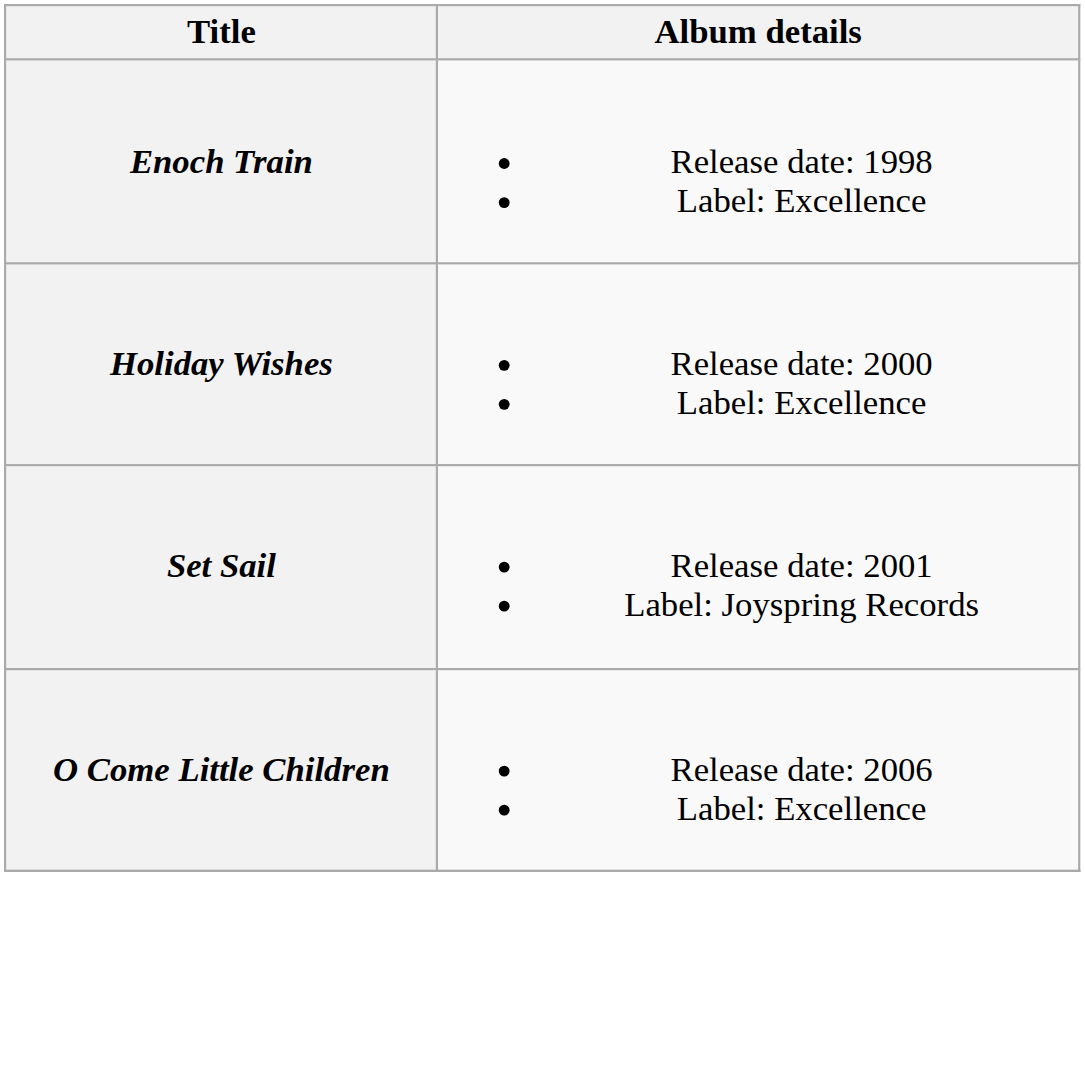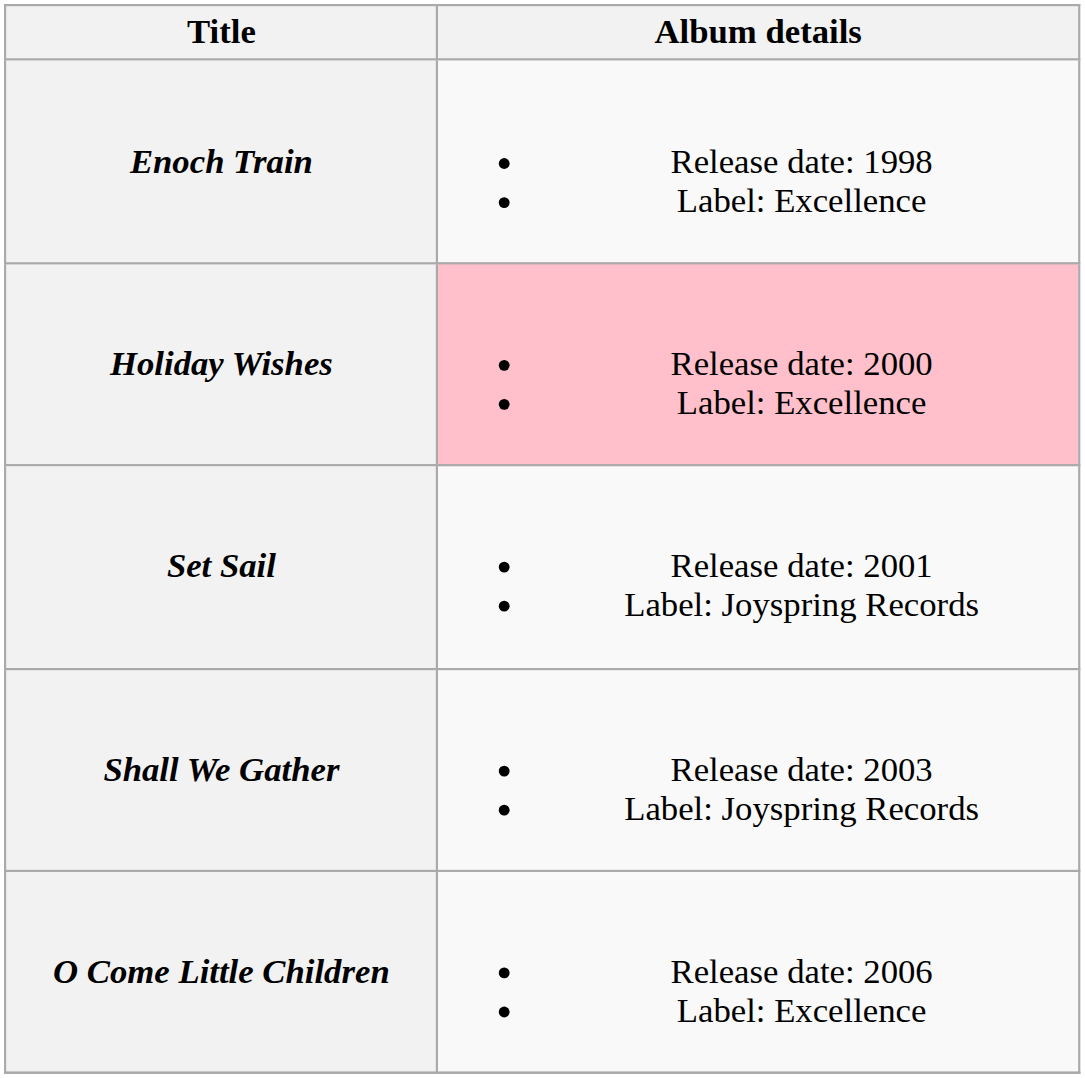(758, 384) no background -> (758, 384) pink background
+ row: (221, 768)
